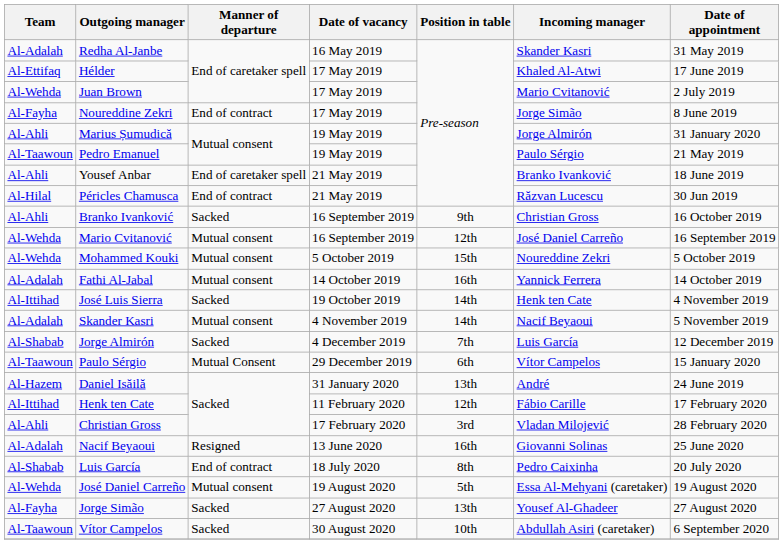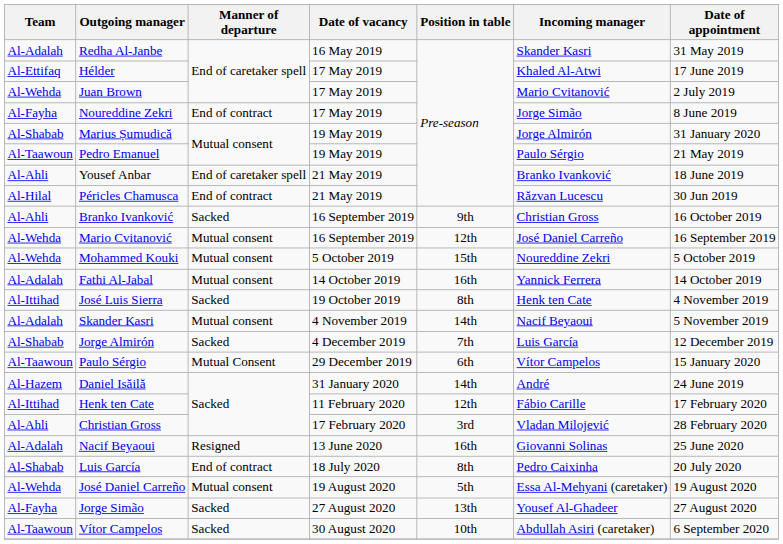(28, 133) Al-Ahli -> (35, 133) Al-Shabab
(465, 300) 14th -> (465, 300) 8th
(465, 383) 13th -> (465, 383) 14th
